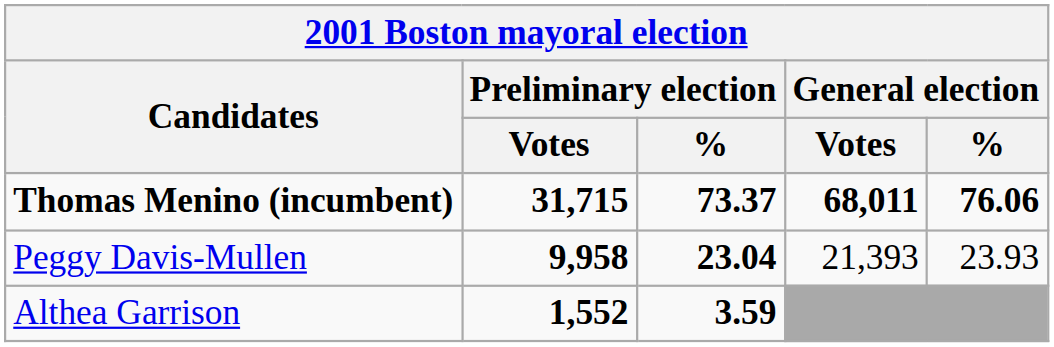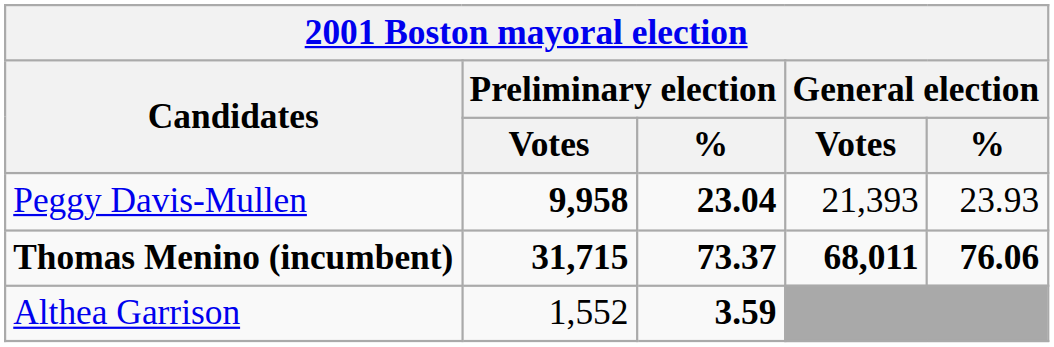rows swapped: (233, 200) <-> (160, 256)
(589, 312) bold -> (589, 312) normal
